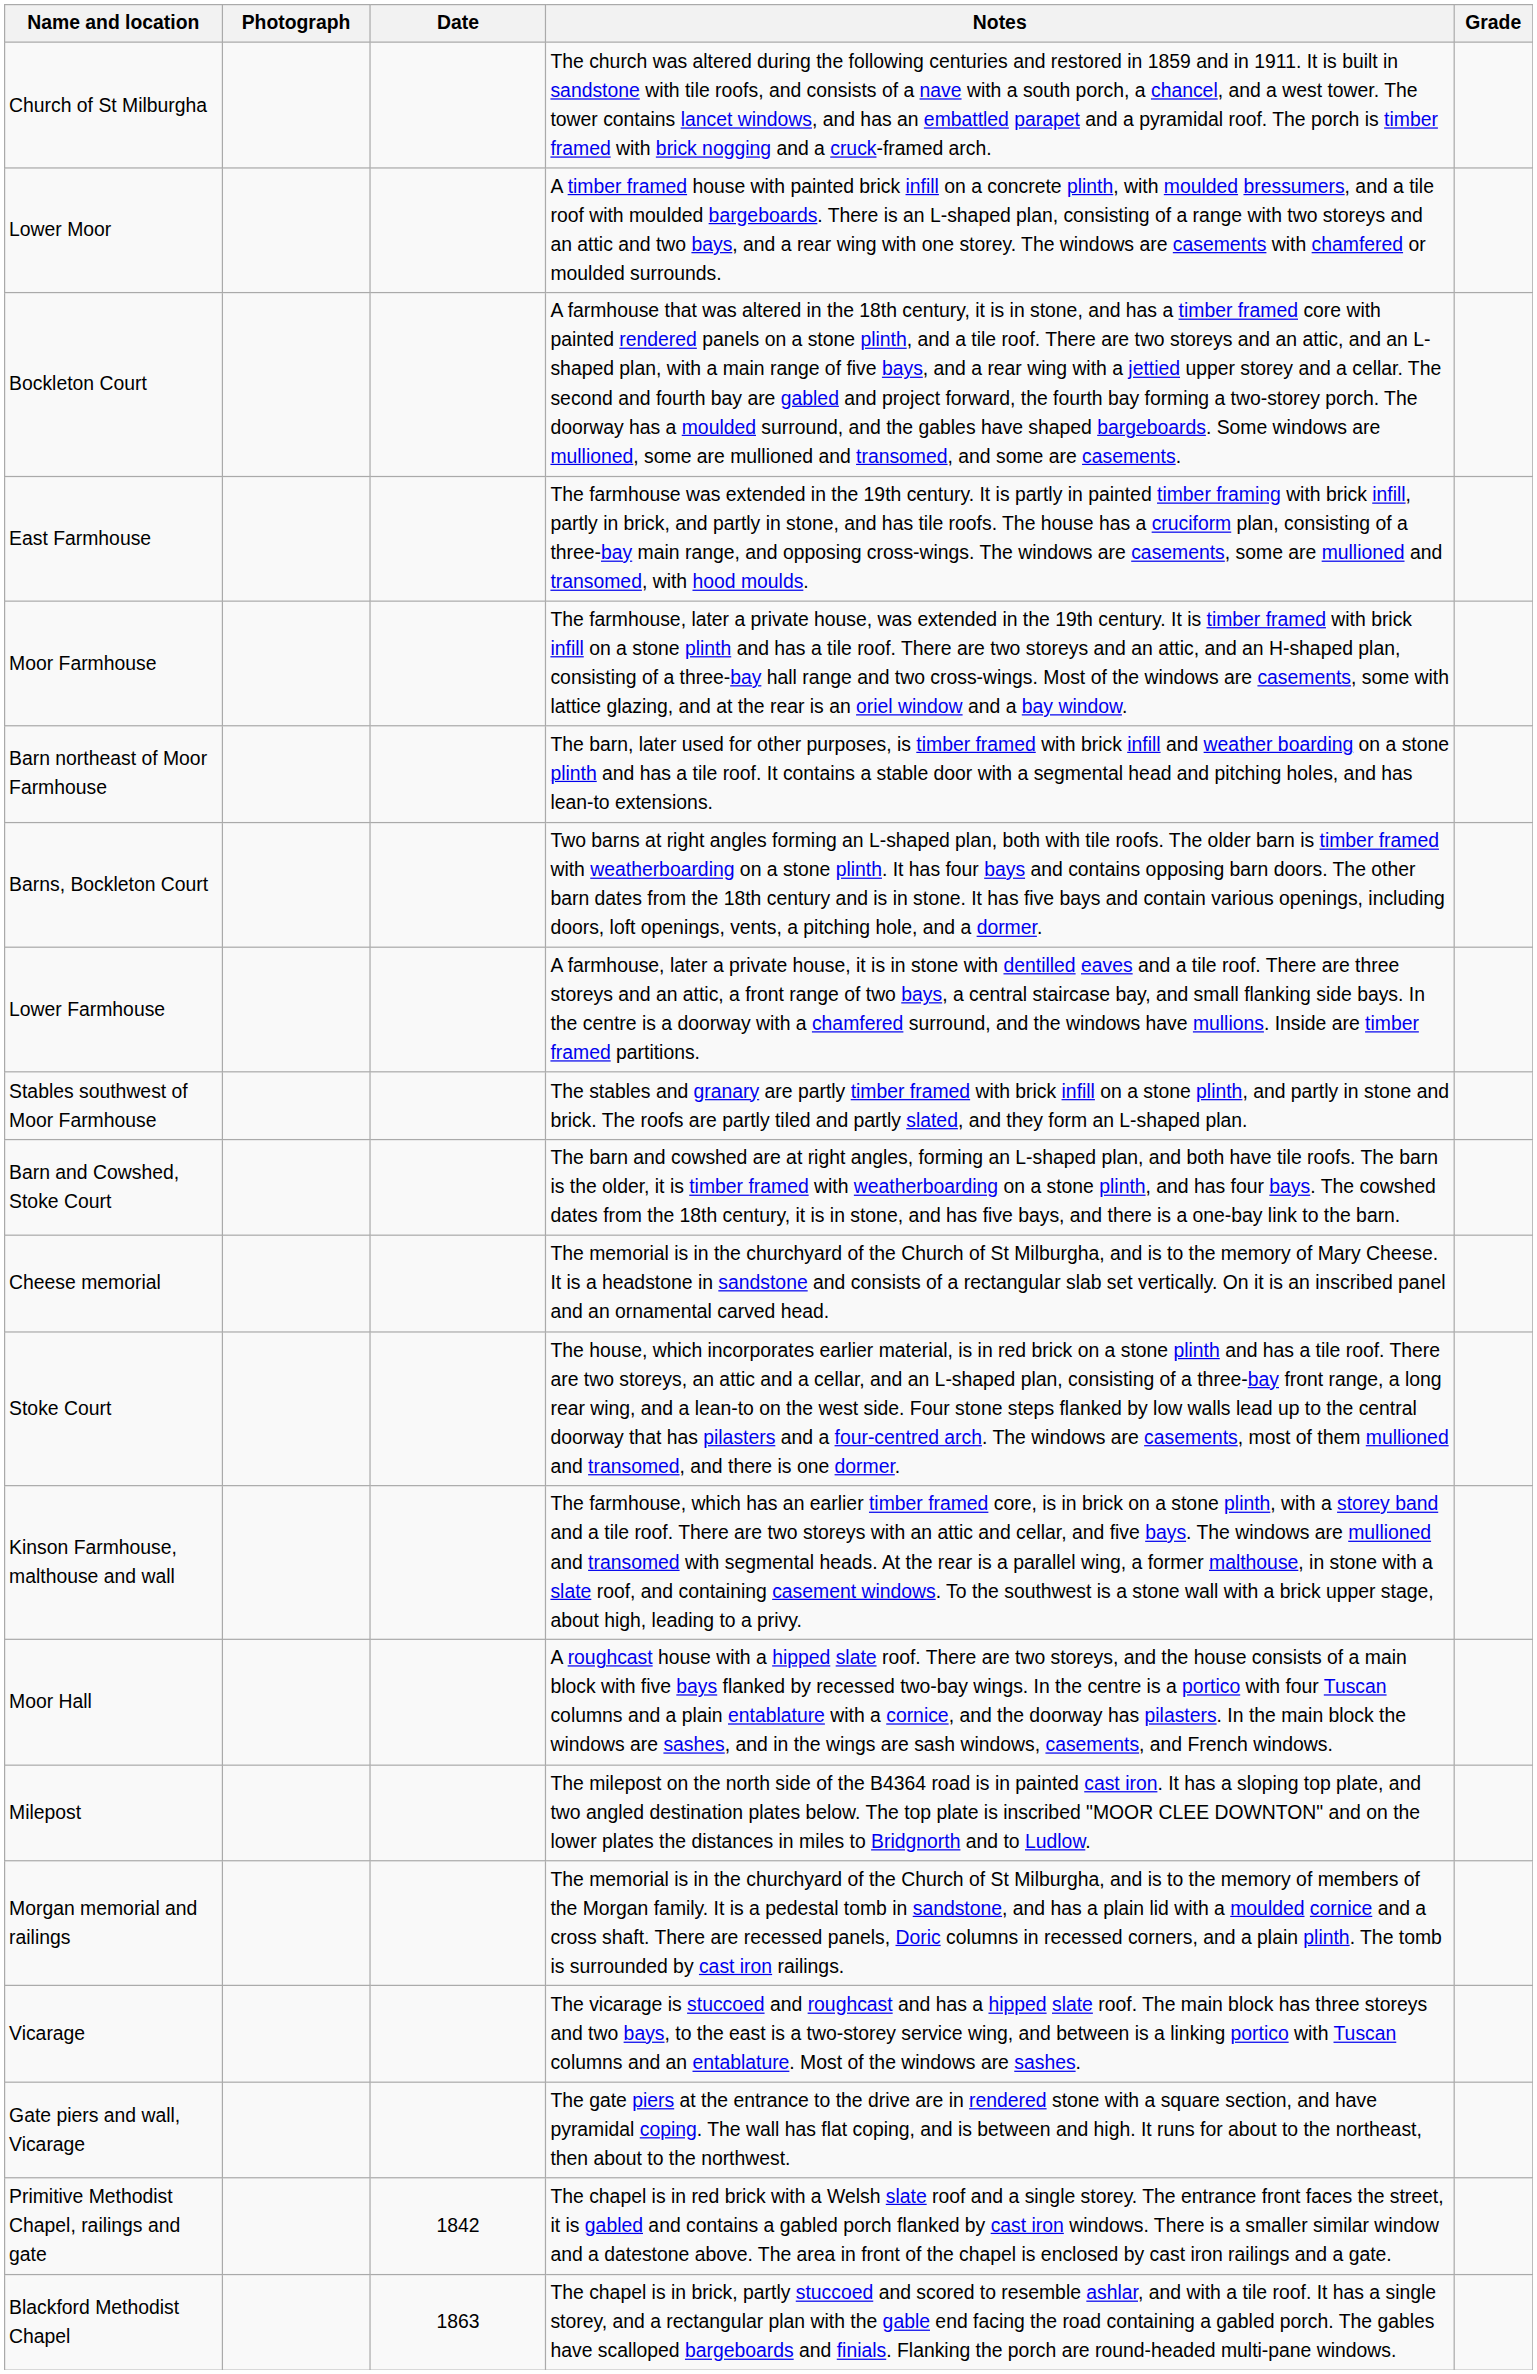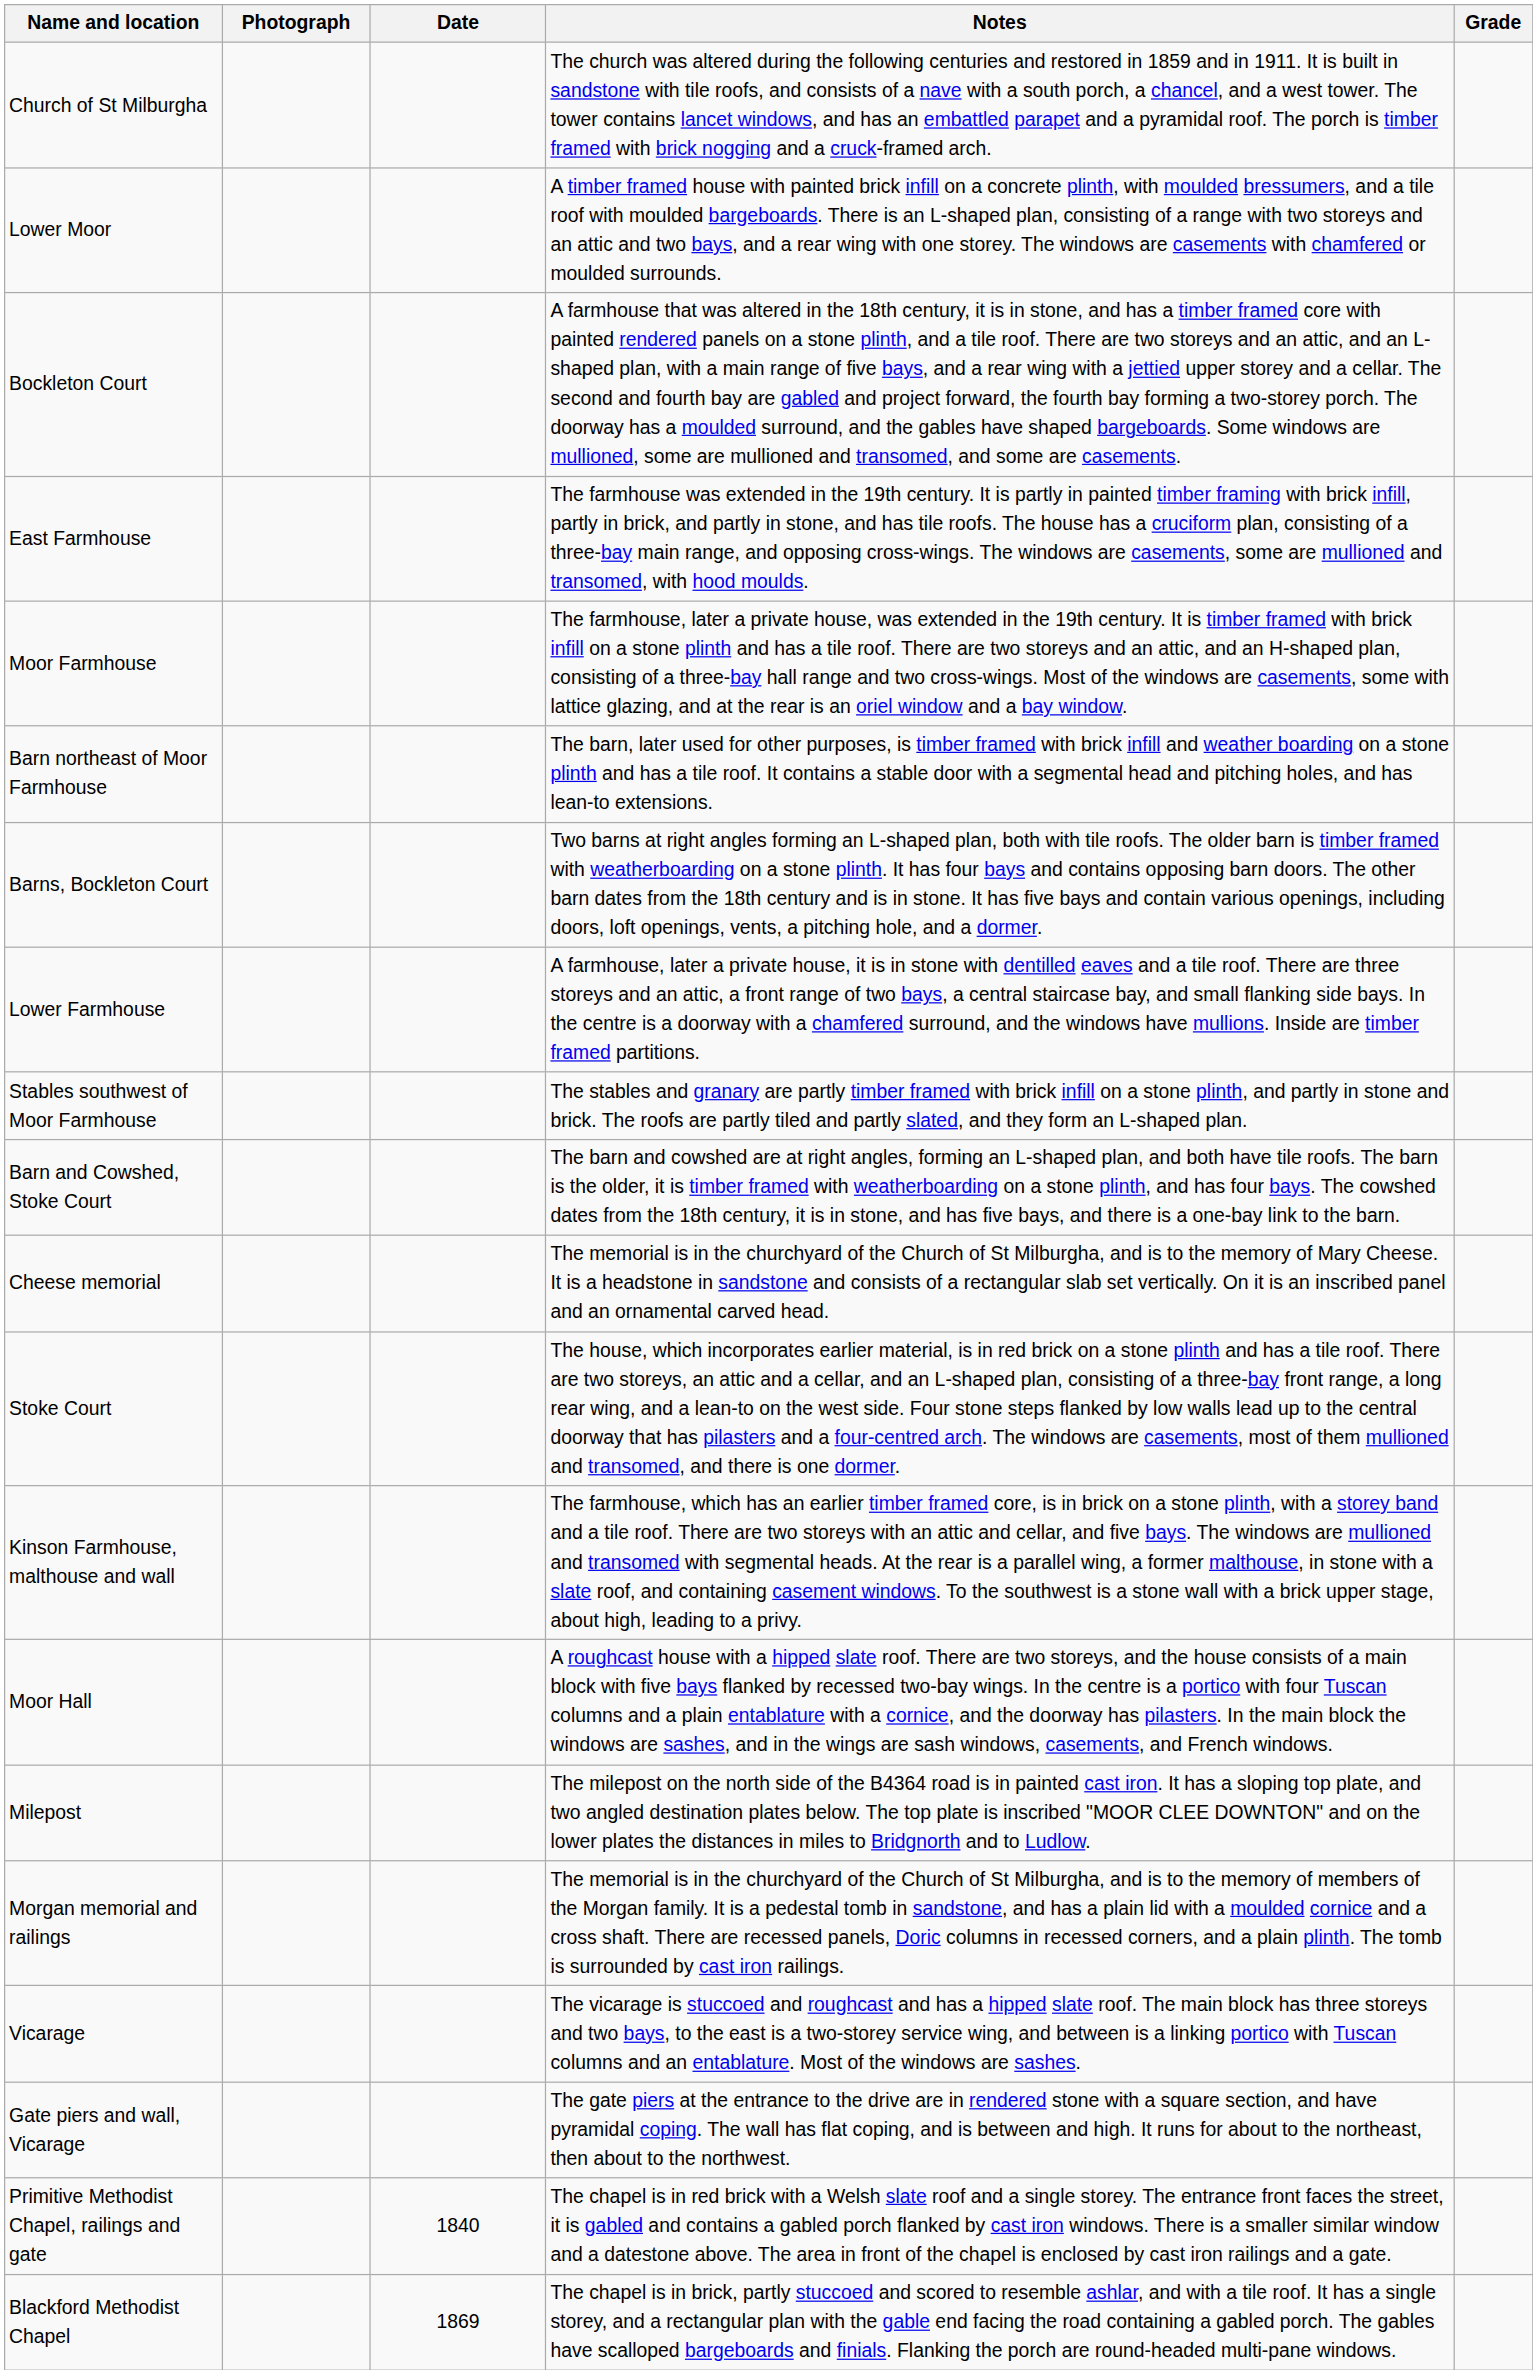(458, 2225) 1842 -> (458, 2225) 1840
(458, 2321) 1863 -> (458, 2321) 1869
